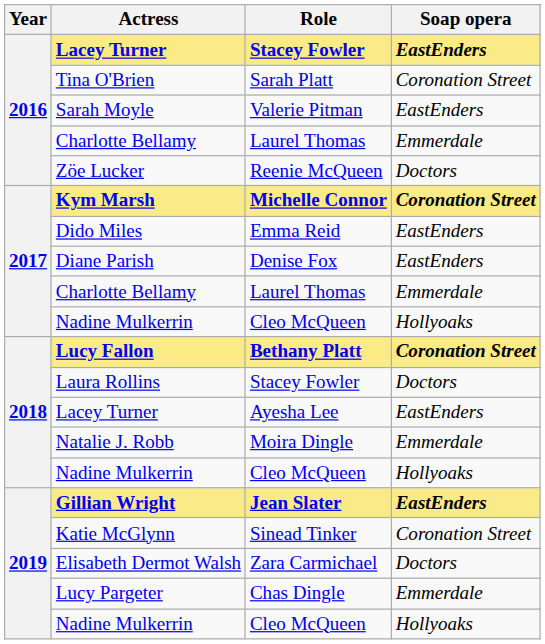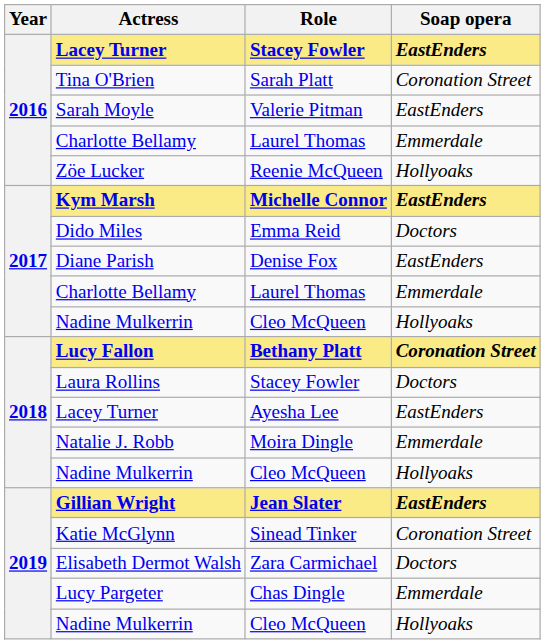(426, 170) Doctors -> (434, 170) Hollyoaks
(466, 200) Coronation Street -> (441, 200) EastEnders
(440, 230) EastEnders -> (426, 230) Doctors
